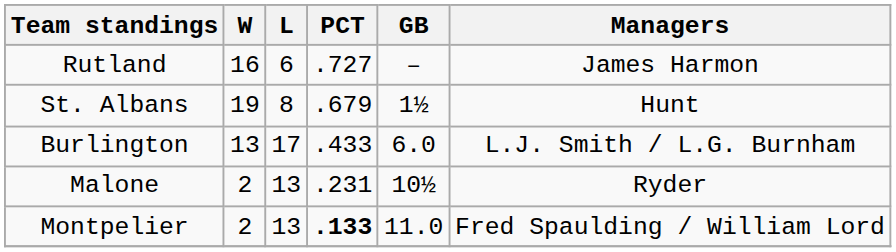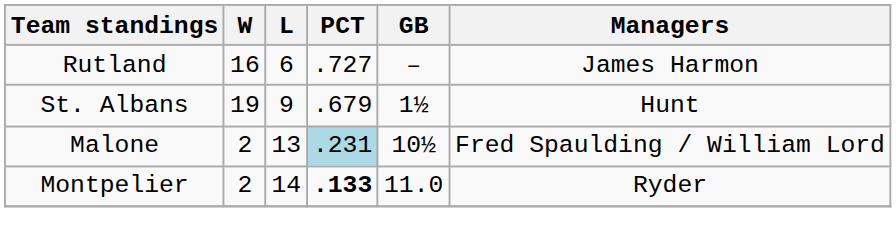(286, 106) 8 -> (286, 106) 9
- row: (115, 146)
(343, 186) no background -> (343, 146) lightblue background
(670, 186) Ryder -> (670, 146) Fred Spaulding / William Lord
(286, 226) 13 -> (286, 186) 14
(670, 226) Fred Spaulding / William Lord -> (670, 186) Ryder
